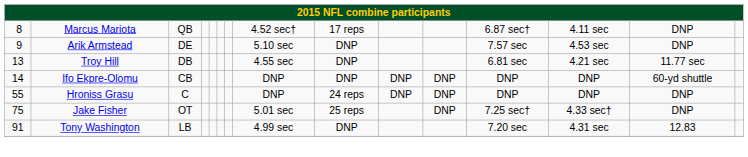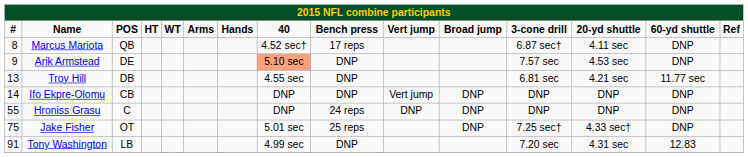+ row: (67, 29)
(274, 45) no background -> (284, 62) lightsalmon background
(401, 78) DNP -> (411, 95) Vert jump
(683, 78) 60-yd shuttle -> (683, 95) DNP
